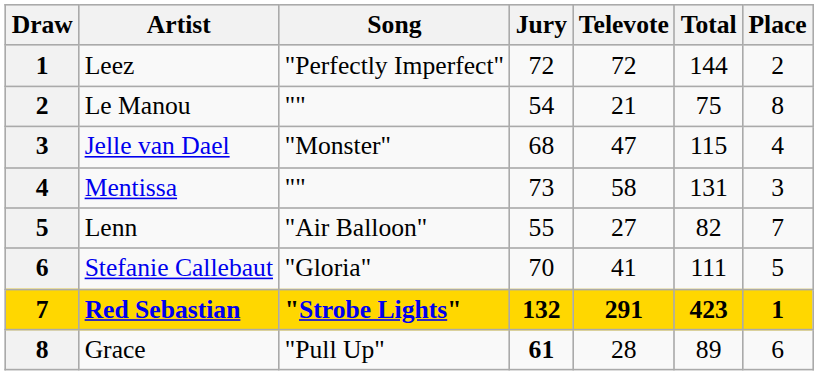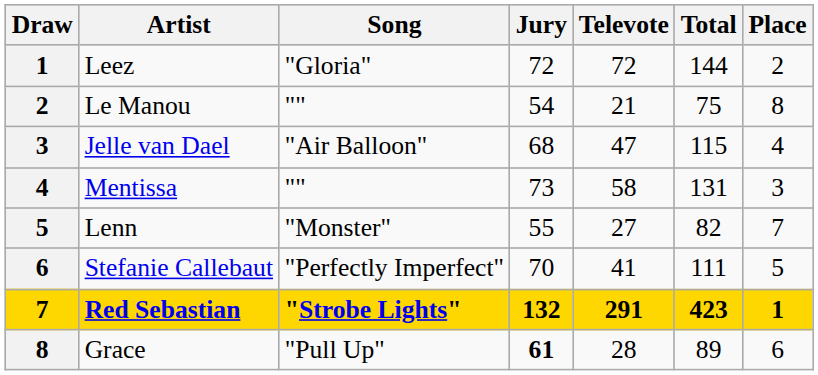(394, 65) "Perfectly Imperfect" -> (328, 65) "Gloria"
(338, 146) "Monster" -> (356, 146) "Air Balloon"
(356, 227) "Air Balloon" -> (338, 227) "Monster"
(328, 268) "Gloria" -> (394, 268) "Perfectly Imperfect"
